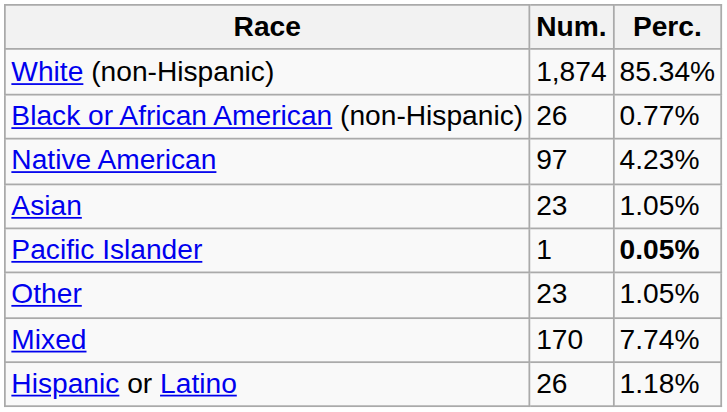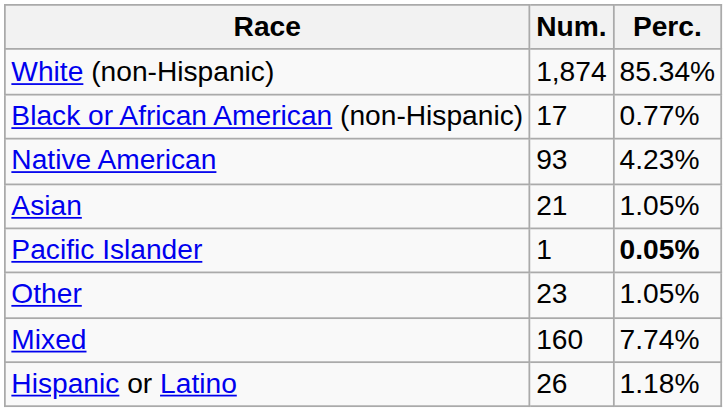(552, 116) 26 -> (552, 116) 17
(552, 160) 97 -> (552, 160) 93
(552, 205) 23 -> (552, 205) 21
(560, 339) 170 -> (560, 339) 160
